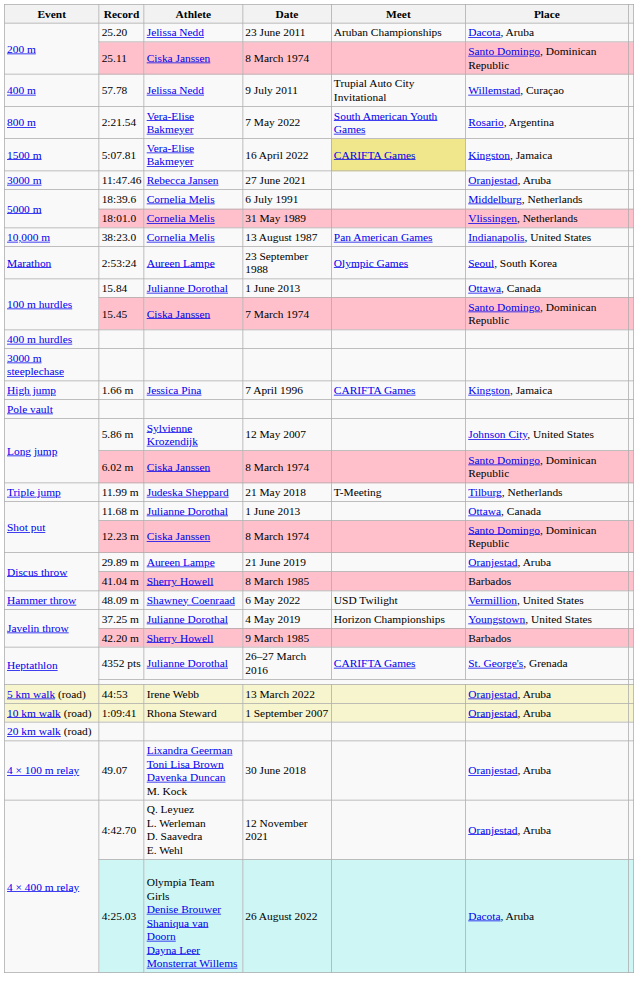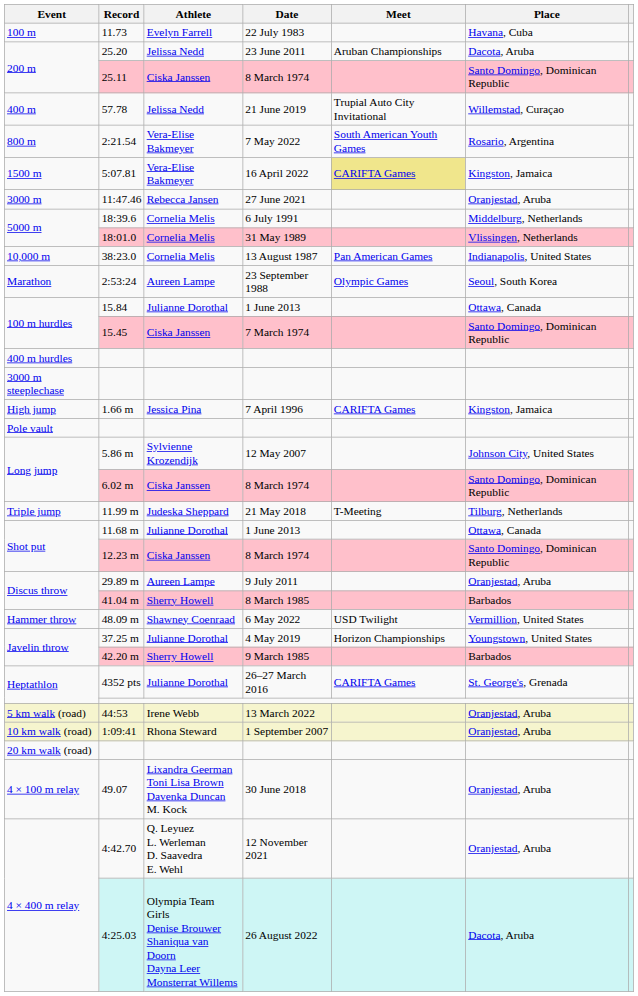+ row: (21, 32)
(272, 90) 9 July 2011 -> (276, 109) 21 June 2019
(276, 562) 21 June 2019 -> (272, 581) 9 July 2011
